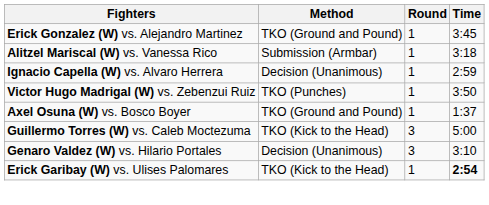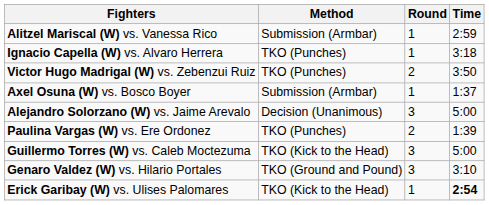- row: (125, 33)
(465, 53) 3:18 -> (465, 33) 2:59
(322, 72) Decision (Unanimous) -> (304, 53) TKO (Punches)
(465, 72) 2:59 -> (465, 53) 3:18
(411, 92) 1 -> (411, 72) 2
(332, 111) TKO (Ground and Pound) -> (319, 92) Submission (Armbar)
+ row: (129, 111)
+ row: (109, 131)
(322, 151) Decision (Unanimous) -> (332, 170) TKO (Ground and Pound)
